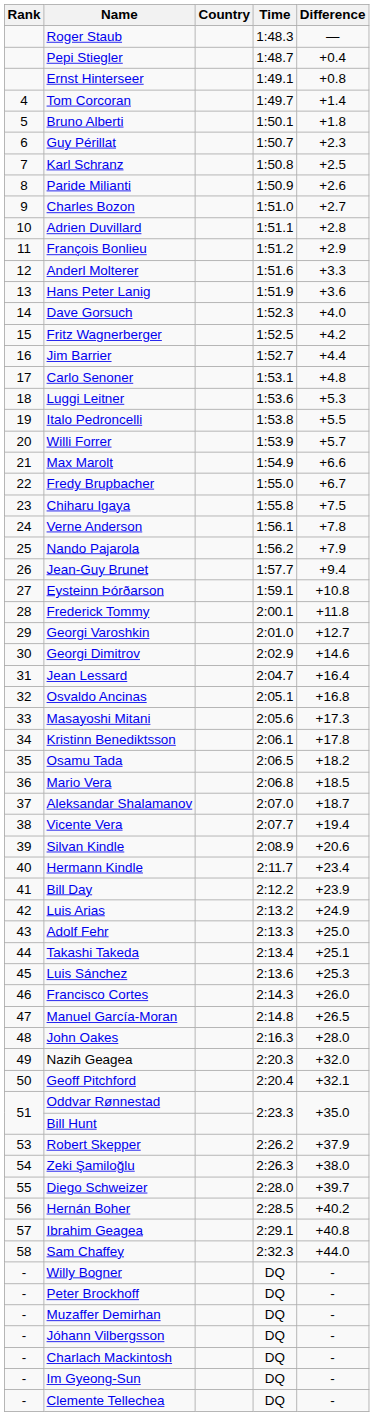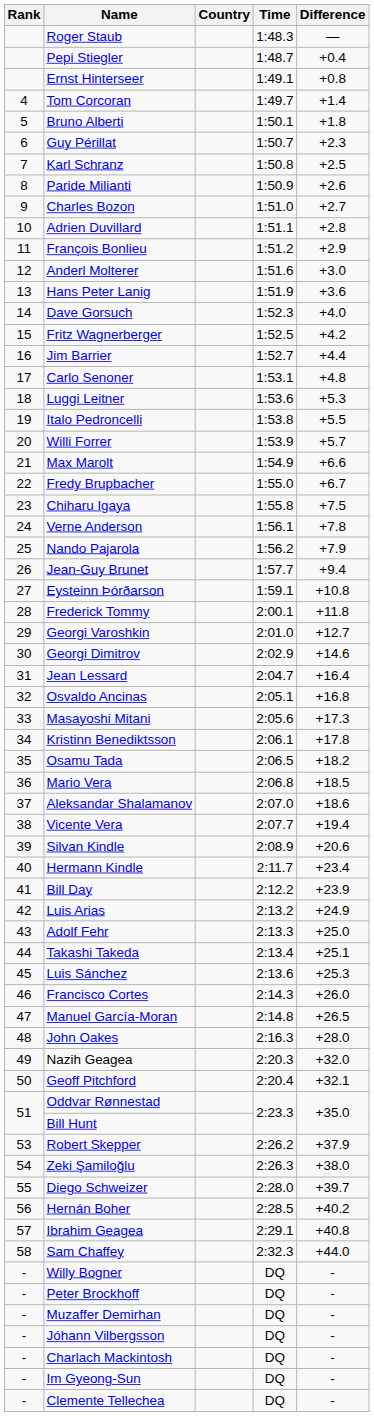(333, 270) +3.3 -> (333, 270) +3.0
(333, 803) +18.7 -> (333, 803) +18.6
